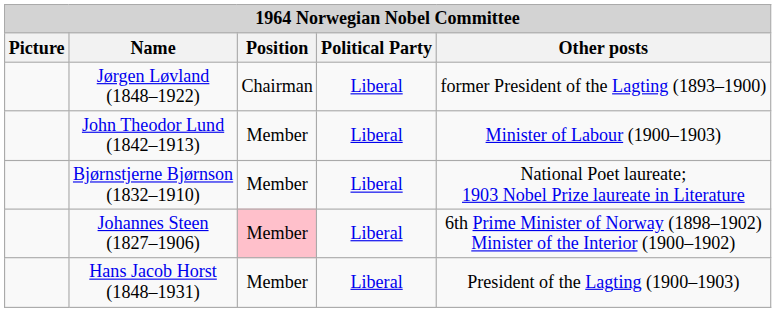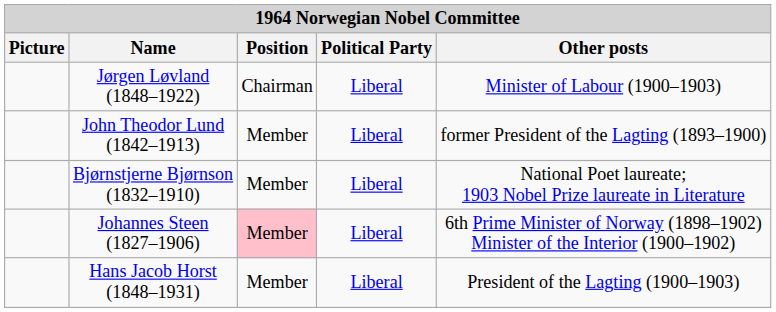(603, 86) former President of the Lagting (1893–1900) -> (603, 86) Minister of Labour (1900–1903)
(603, 135) Minister of Labour (1900–1903) -> (603, 135) former President of the Lagting (1893–1900)
